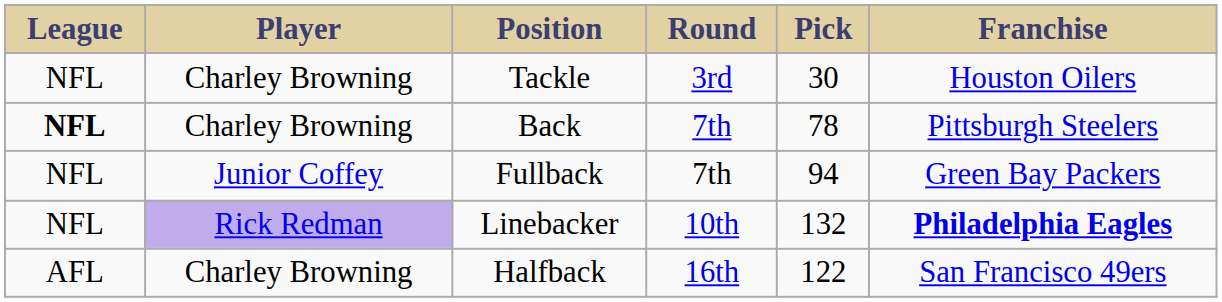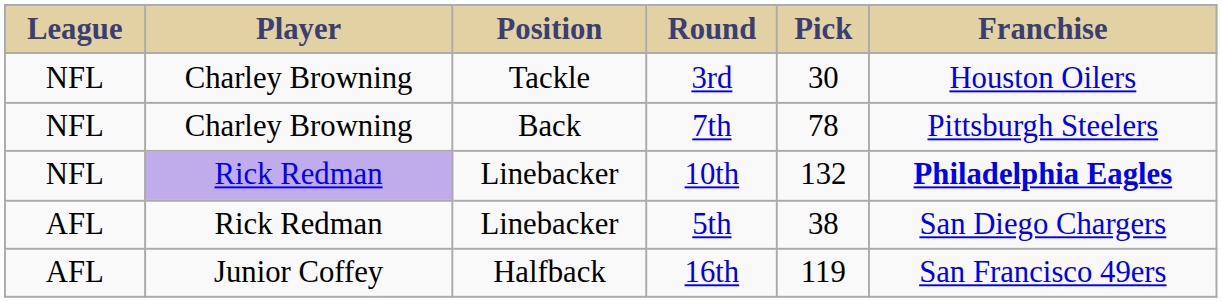(75, 126) bold -> (75, 126) normal
- row: (549, 175)
+ row: (549, 223)
(299, 272) Charley Browning -> (299, 272) Junior Coffey
(823, 272) 122 -> (823, 272) 119
